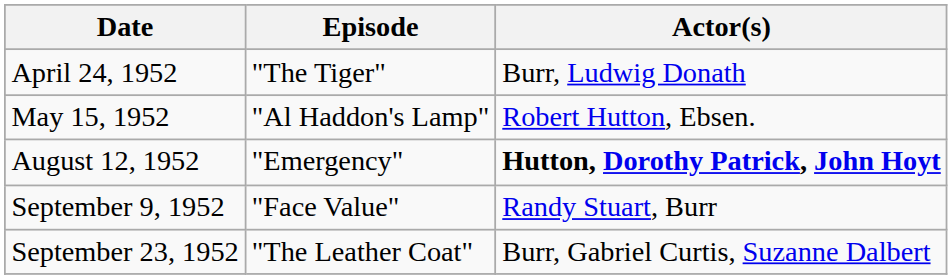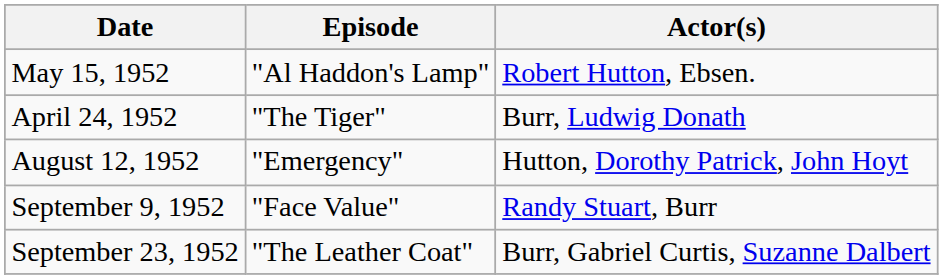rows swapped: (94, 71) <-> (90, 116)
(722, 161) bold -> (705, 161) normal
